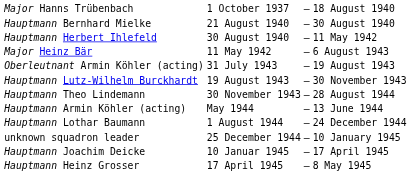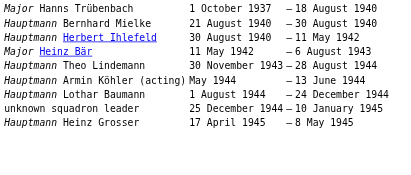- row: (104, 66)
- row: (101, 80)
- row: (75, 151)
